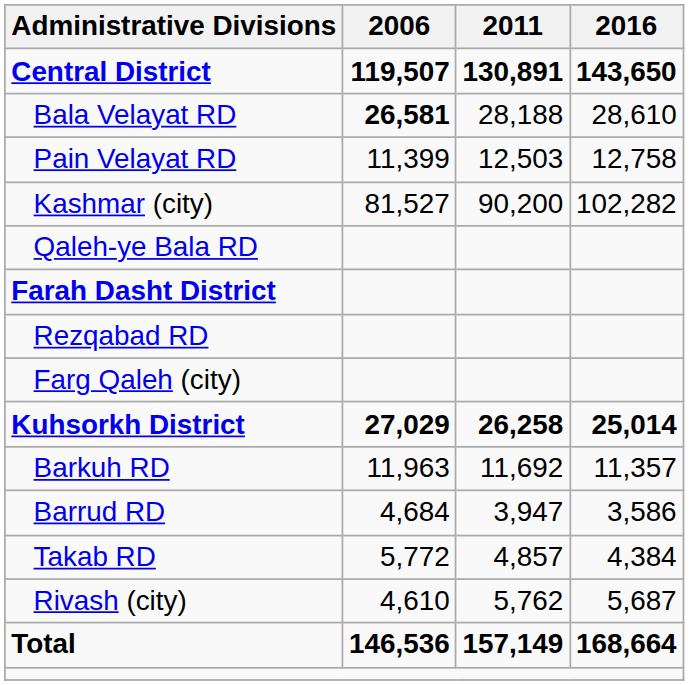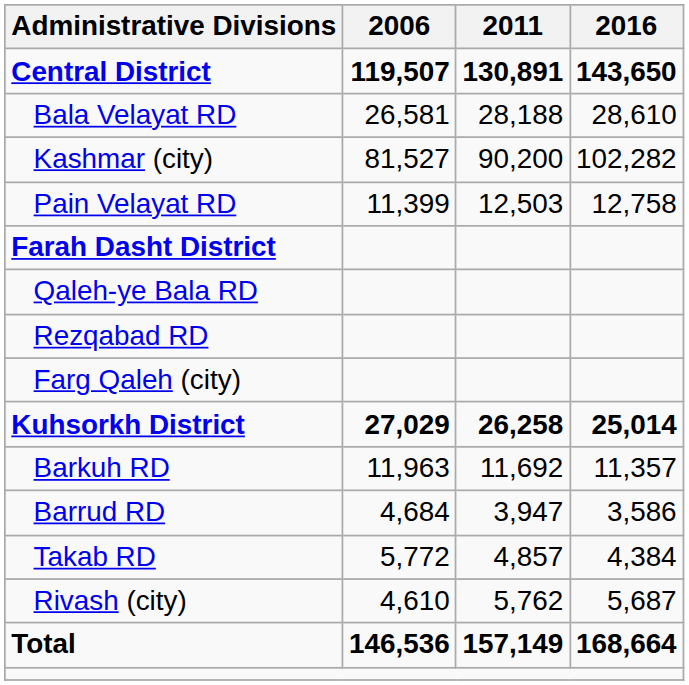(407, 114) bold -> (407, 114) normal
rows swapped: (135, 159) <-> (123, 203)
rows swapped: (144, 291) <-> (146, 247)
